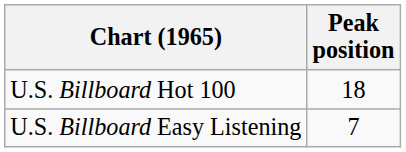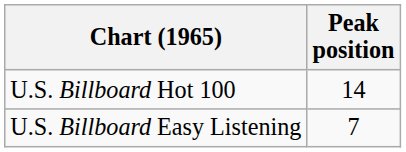(353, 89) 18 -> (353, 89) 14
